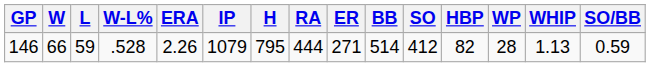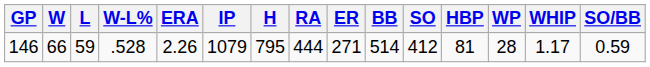(465, 47) 82 -> (465, 47) 81
(553, 47) 1.13 -> (553, 47) 1.17
